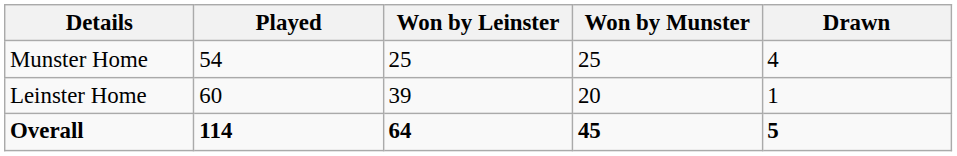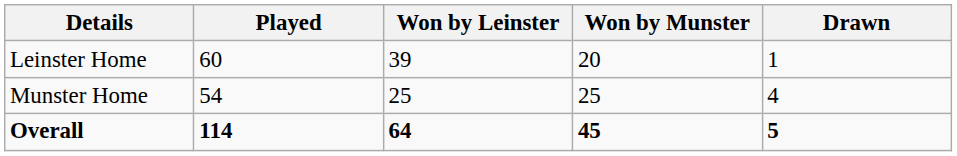rows swapped: (78, 95) <-> (79, 58)
